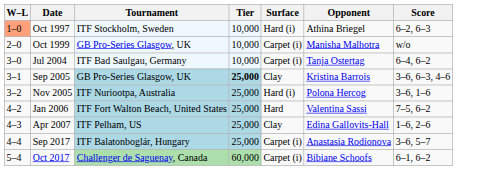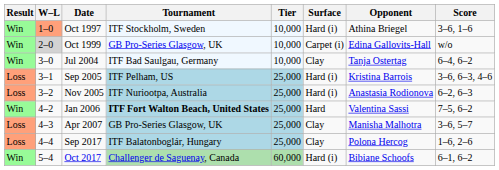+ column: (20, 12)
(413, 28) 6–2, 6–3 -> (455, 28) 3–6, 1–6
(14, 44) no background -> (46, 44) lightgrey background
(343, 44) Manisha Malhotra -> (390, 44) Edina Gallovits-Hall
(283, 60) Carpet (i) -> (315, 60) Clay
(134, 76) GB Pro-Series Glasgow, UK -> (141, 76) ITF Pelham, US
(245, 76) bold -> (287, 76) normal
(273, 76) Clay -> (321, 76) Hard (i)
(336, 92) Polona Hercog -> (391, 92) Anastasia Rodionova
(413, 92) 3–6, 1–6 -> (455, 92) 6–2, 6–3
(152, 108) normal -> (189, 108) bold
(109, 124) ITF Pelham, US -> (165, 124) GB Pro-Series Glasgow, UK
(348, 124) Edina Gallovits-Hall -> (385, 124) Manisha Malhotra
(413, 124) 1–6, 2–6 -> (455, 124) 3–6, 5–7
(283, 141) Carpet (i) -> (315, 141) Clay
(349, 141) Anastasia Rodionova -> (378, 141) Polona Hercog
(413, 141) 3–6, 5–7 -> (455, 141) 1–6, 2–6
(283, 157) Carpet (i) -> (321, 157) Hard (i)
